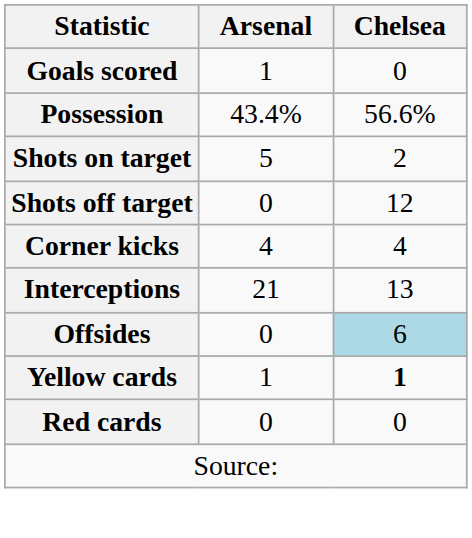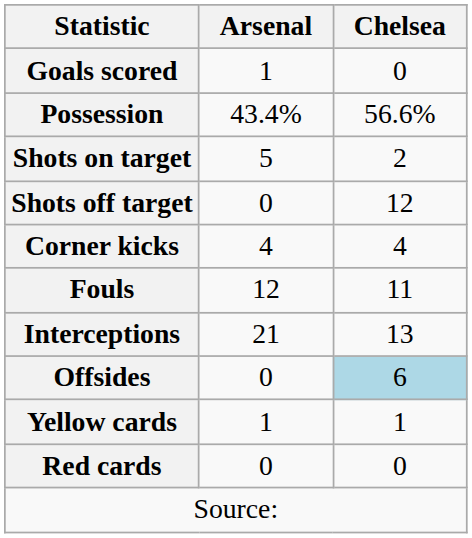+ row: (102, 289)
(400, 377) bold -> (400, 421) normal
